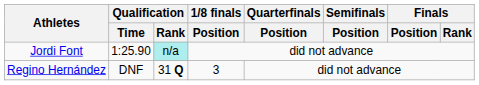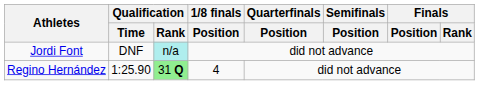(131, 51) 1:25.90 -> (131, 51) DNF
(131, 70) DNF -> (131, 70) 1:25.90
(171, 70) no background -> (171, 70) lightgreen background
(216, 70) 3 -> (216, 70) 4
